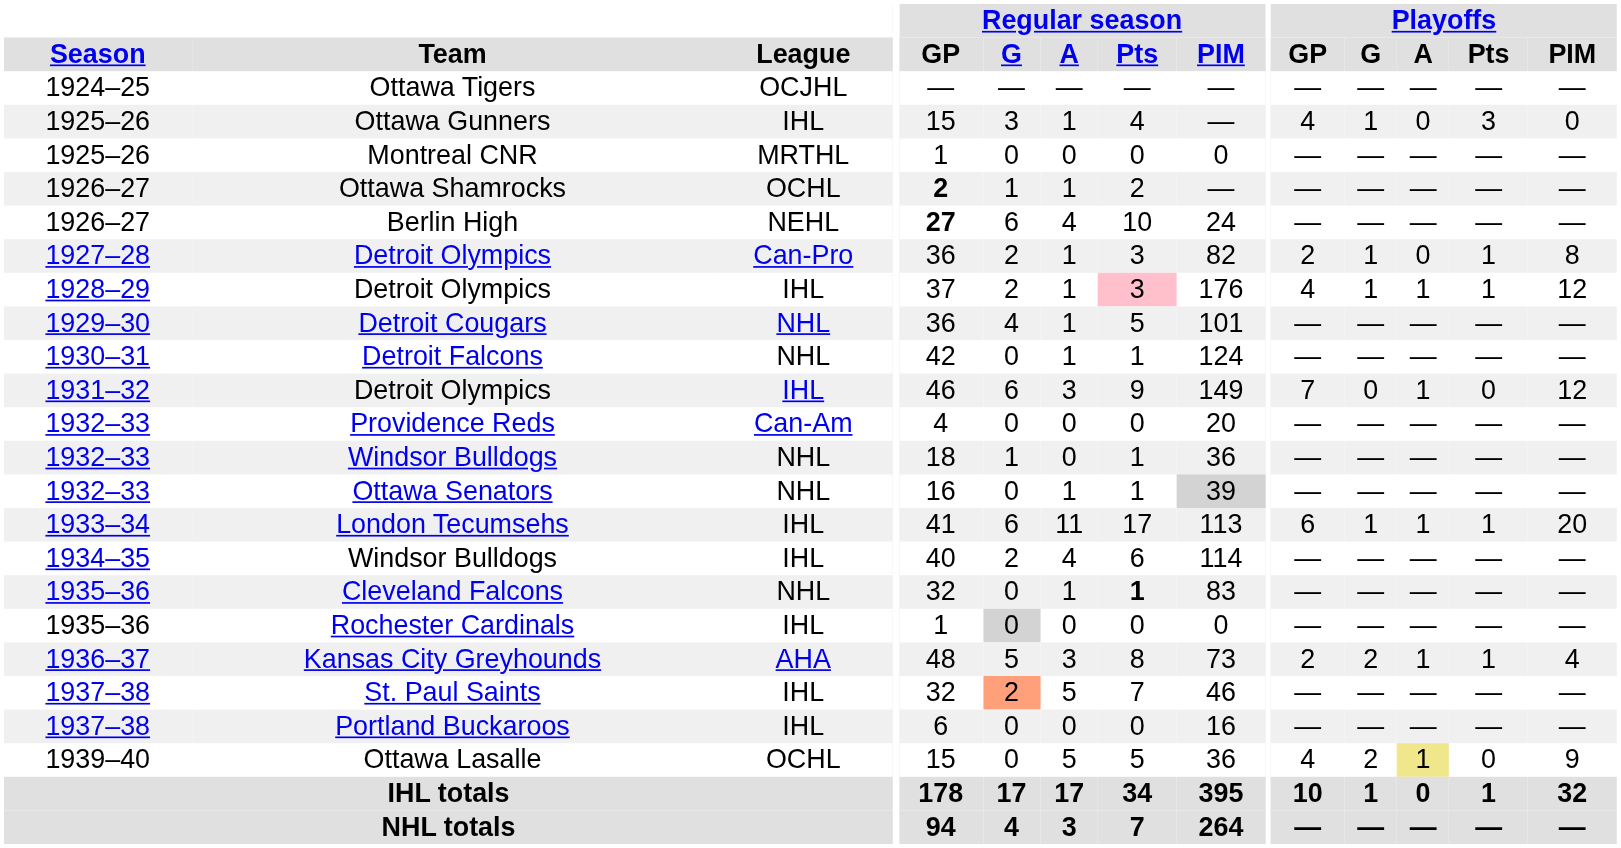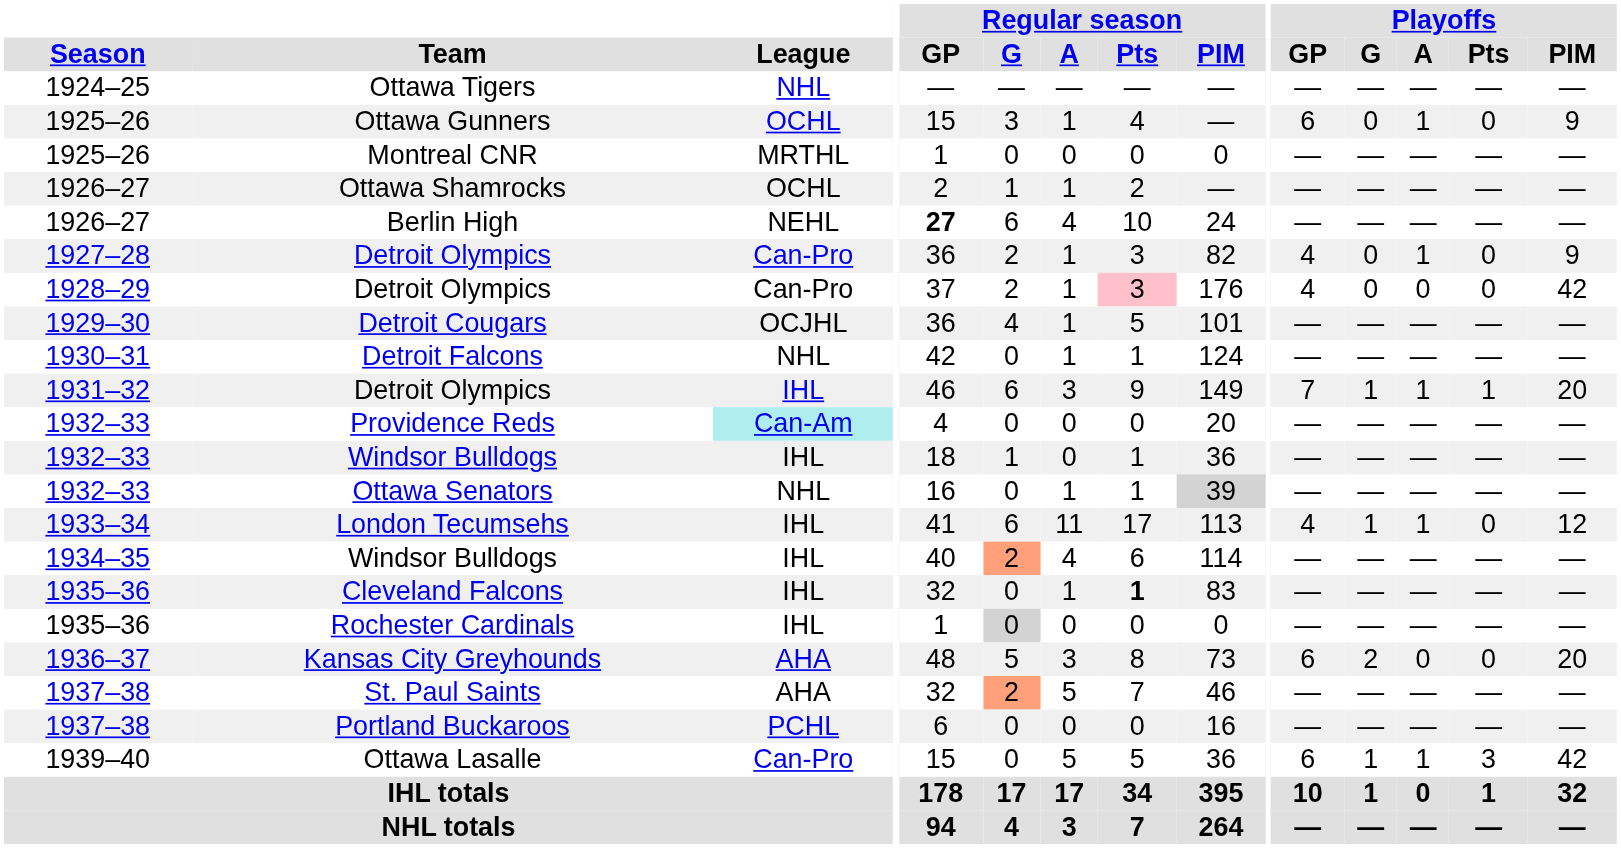(803, 87) OCJHL -> (803, 87) NHL
(803, 121) IHL -> (803, 121) OCHL
(1308, 121) 4 -> (1308, 121) 6
(1371, 121) 1 -> (1371, 121) 0
(1423, 121) 0 -> (1423, 121) 1
(1489, 121) 3 -> (1489, 121) 0
(1572, 121) 0 -> (1572, 121) 9
(941, 188) bold -> (941, 188) normal
(1308, 255) 2 -> (1308, 255) 4
(1371, 255) 1 -> (1371, 255) 0
(1423, 255) 0 -> (1423, 255) 1
(1489, 255) 1 -> (1489, 255) 0
(1572, 255) 8 -> (1572, 255) 9
(803, 289) IHL -> (803, 289) Can-Pro
(1371, 289) 1 -> (1371, 289) 0
(1423, 289) 1 -> (1423, 289) 0
(1489, 289) 1 -> (1489, 289) 0
(1572, 289) 12 -> (1572, 289) 42
(803, 322) NHL -> (803, 322) OCJHL
(1371, 390) 0 -> (1371, 390) 1
(1489, 390) 0 -> (1489, 390) 1
(1572, 390) 12 -> (1572, 390) 20
(803, 423) no background -> (803, 423) paleturquoise background
(803, 457) NHL -> (803, 457) IHL
(1308, 524) 6 -> (1308, 524) 4
(1489, 524) 1 -> (1489, 524) 0
(1572, 524) 20 -> (1572, 524) 12
(1011, 558) no background -> (1011, 558) lightsalmon background
(803, 591) NHL -> (803, 591) IHL
(1308, 658) 2 -> (1308, 658) 6
(1423, 658) 1 -> (1423, 658) 0
(1489, 658) 1 -> (1489, 658) 0
(1572, 658) 4 -> (1572, 658) 20
(803, 692) IHL -> (803, 692) AHA
(803, 726) IHL -> (803, 726) PCHL
(803, 759) OCHL -> (803, 759) Can-Pro
(1308, 759) 4 -> (1308, 759) 6
(1371, 759) 2 -> (1371, 759) 1
(1423, 759) khaki background -> (1423, 759) no background
(1489, 759) 0 -> (1489, 759) 3
(1572, 759) 9 -> (1572, 759) 42
